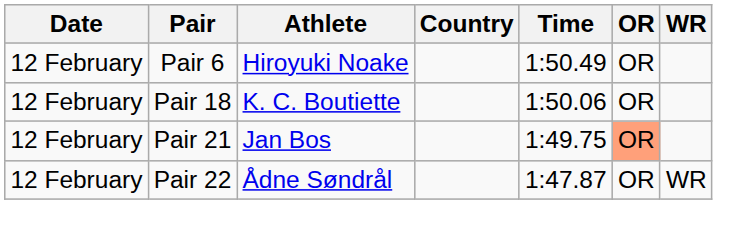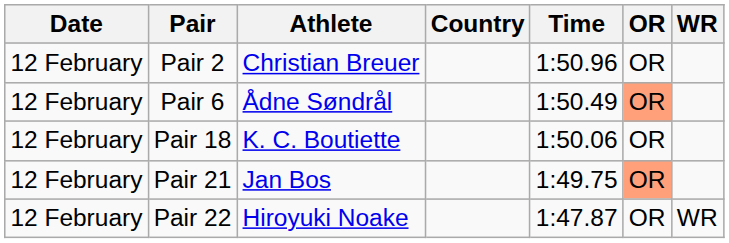+ row: (192, 62)
(326, 62) Hiroyuki Noake -> (317, 101) Ådne Søndrål
(636, 62) no background -> (647, 101) lightsalmon background
(317, 179) Ådne Søndrål -> (326, 218) Hiroyuki Noake
